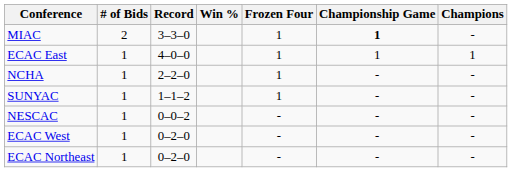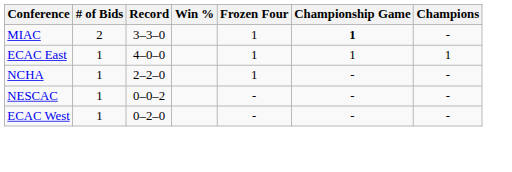- row: (33, 95)
- row: (51, 156)
